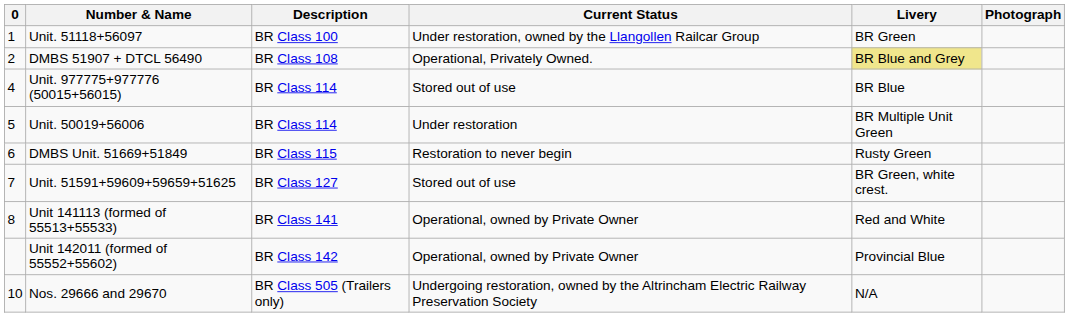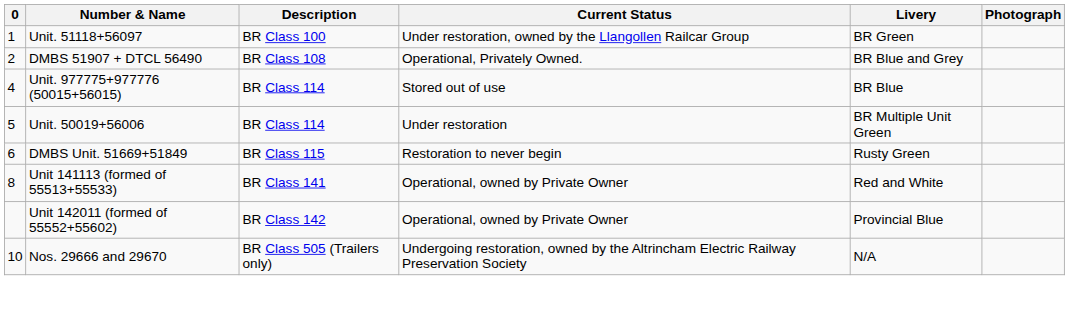(910, 58) khaki background -> (908, 58) no background
- row: (132, 182)
